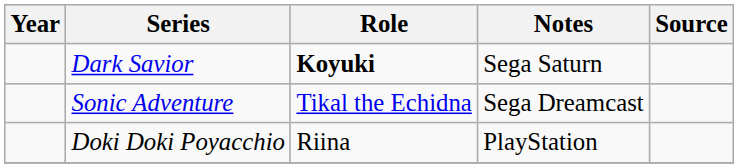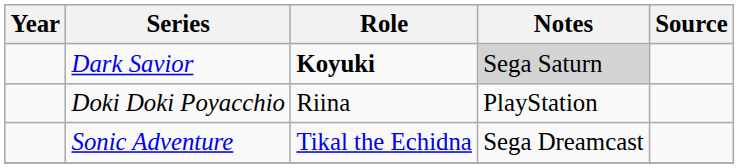(543, 63) no background -> (543, 63) lightgrey background
rows swapped: (178, 142) <-> (152, 102)
